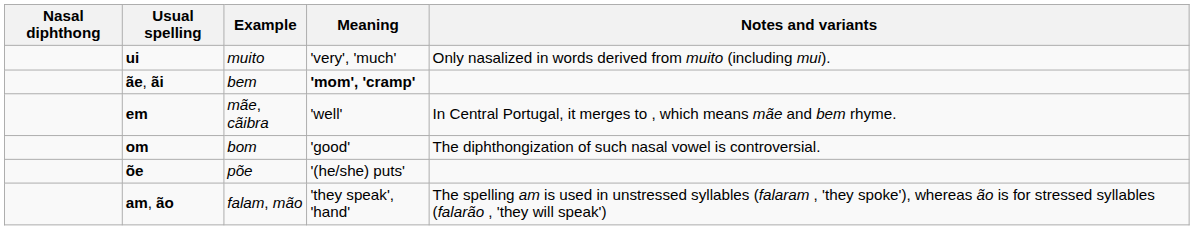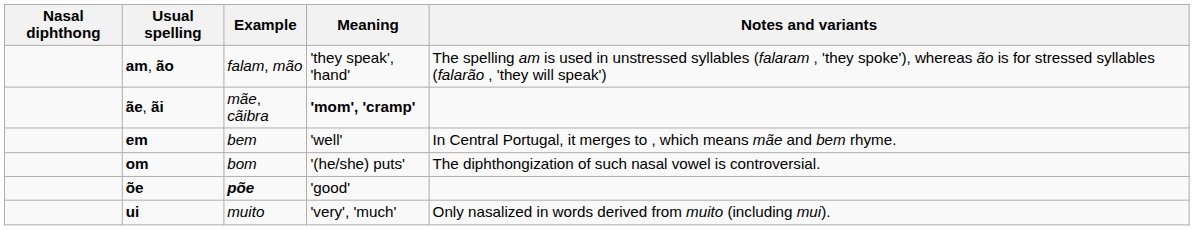rows swapped: (150, 203) <-> (132, 57)
(242, 81) bem -> (248, 107) mãe, cãibra
(248, 114) mãe, cãibra -> (242, 140) bem
(330, 147) 'good' -> (358, 164) '(he/she) puts'
(240, 171) normal -> (241, 188) bold
(358, 171) '(he/she) puts' -> (330, 188) 'good'
